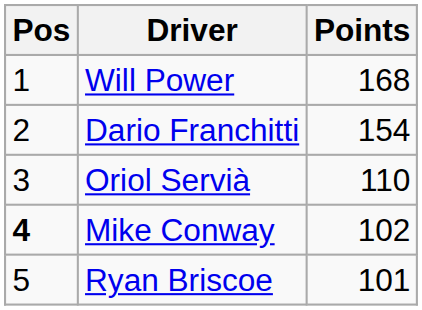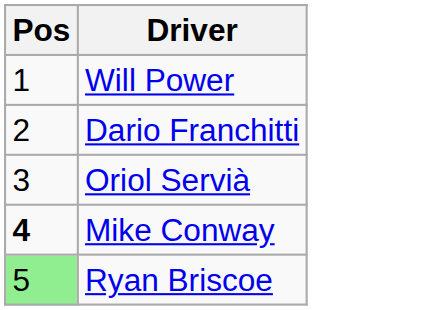- column: (362, 30)
(21, 281) no background -> (21, 281) lightgreen background
